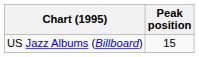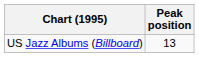(170, 43) 15 -> (170, 43) 13
